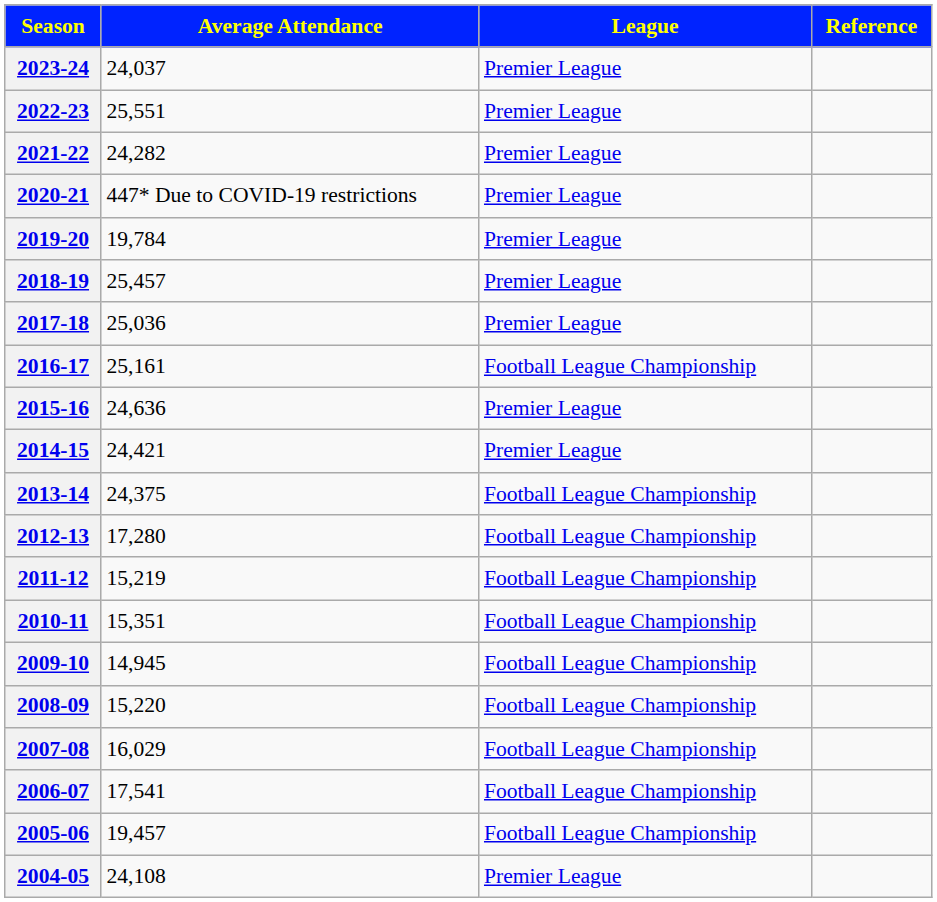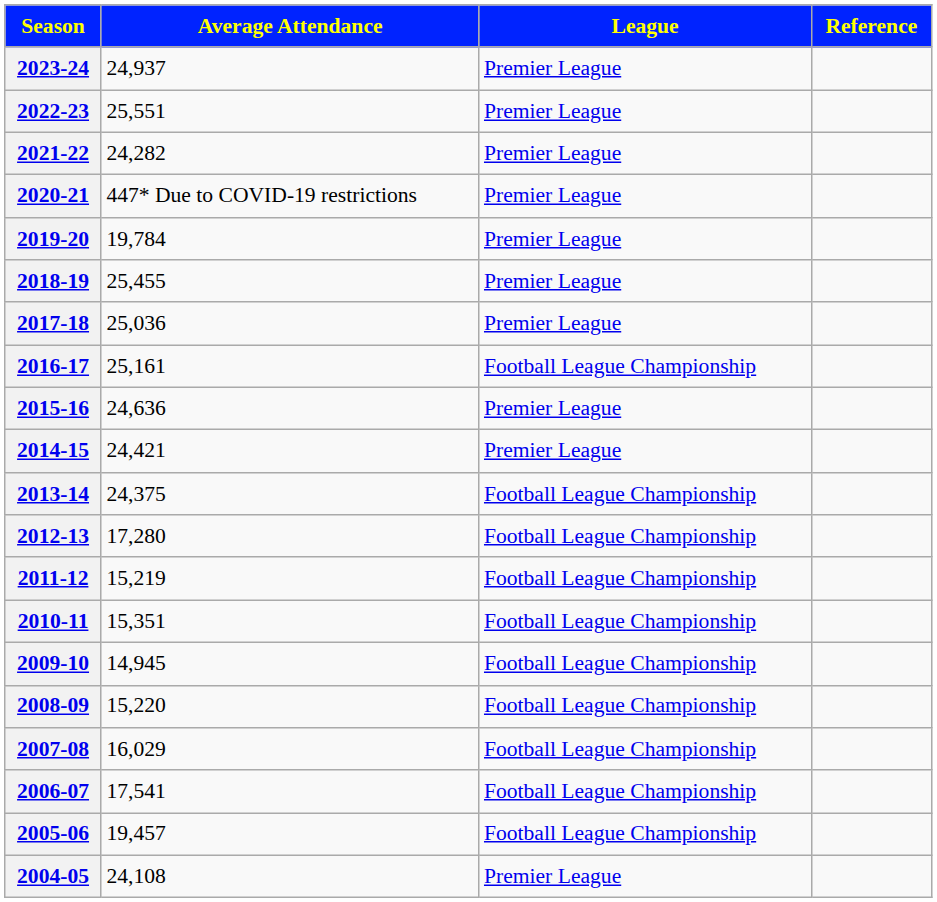(136, 68) 24,037 -> (136, 68) 24,937
(136, 280) 25,457 -> (136, 280) 25,455
